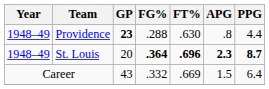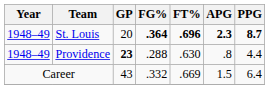rows swapped: (83, 34) <-> (77, 54)
